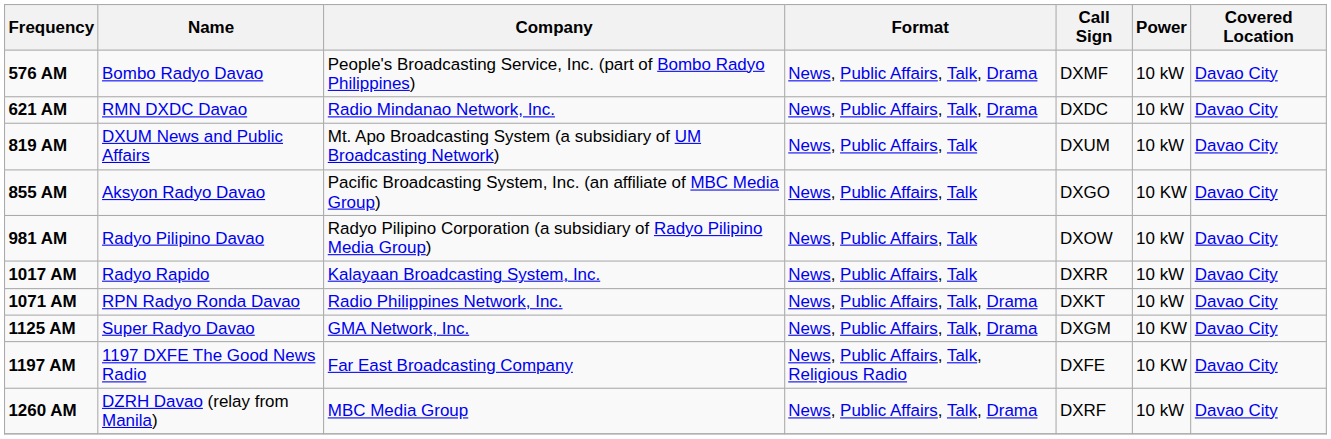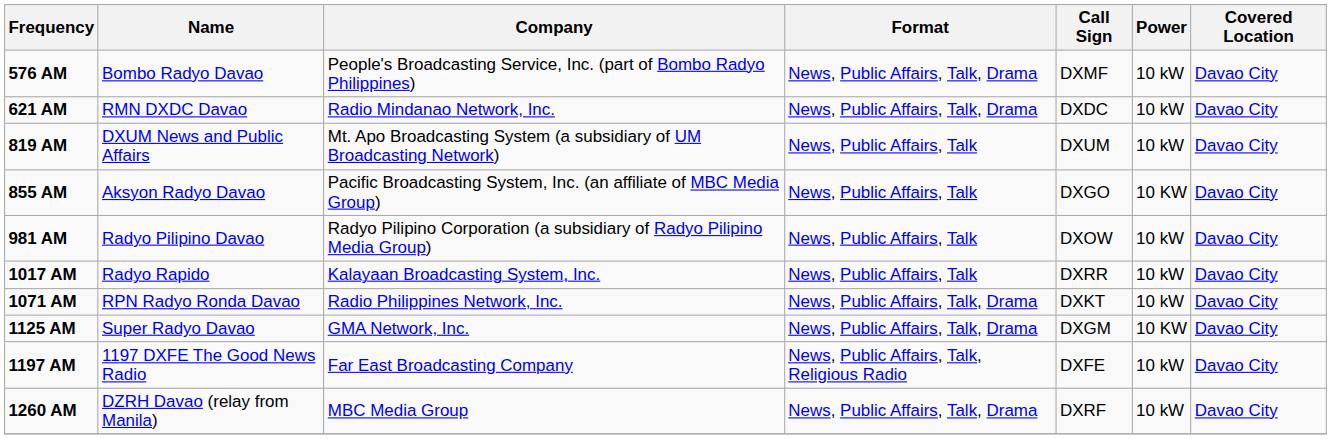(1162, 364) 10 KW -> (1160, 364) 10 kW
